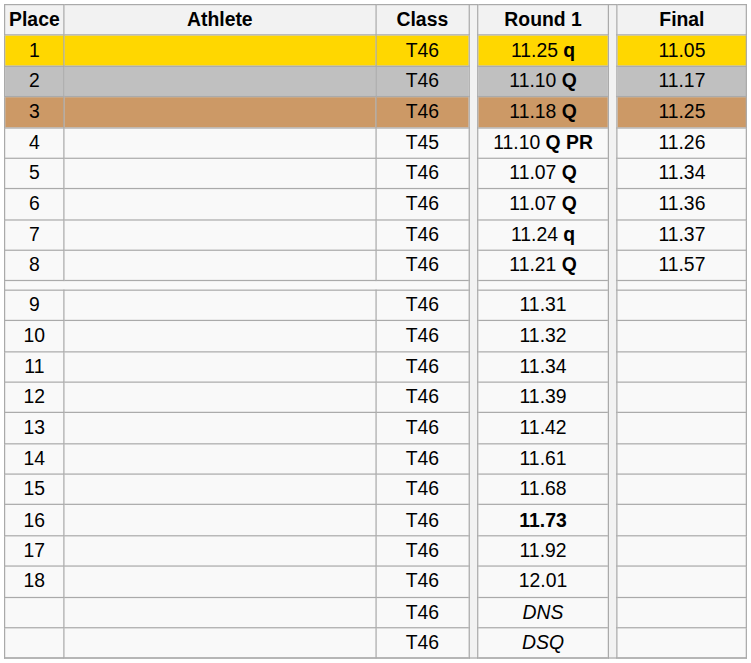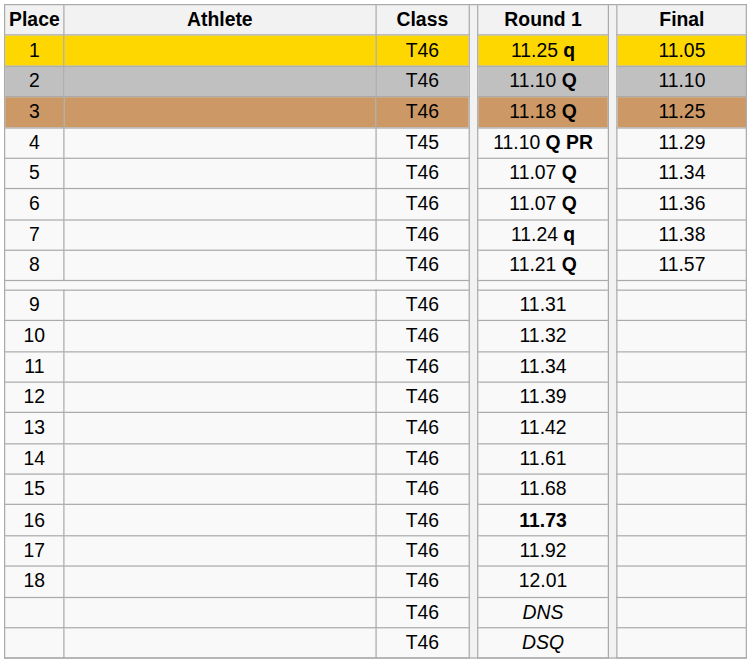(682, 81) 11.17 -> (682, 81) 11.10
(682, 142) 11.26 -> (682, 142) 11.29
(682, 234) 11.37 -> (682, 234) 11.38
